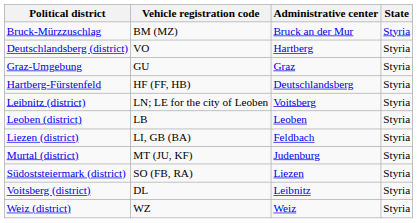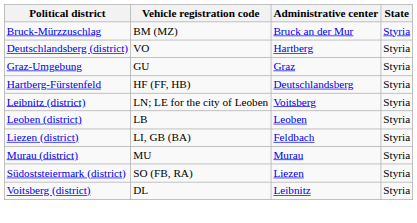+ row: (42, 155)
- row: (43, 155)
- row: (39, 208)
